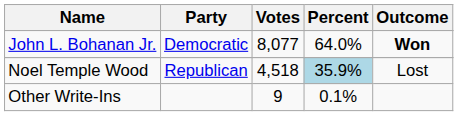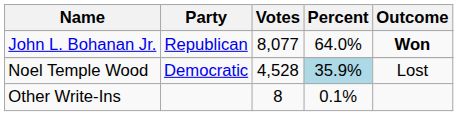(206, 44) Democratic -> (206, 44) Republican
(206, 70) Republican -> (206, 70) Democratic
(278, 70) 4,518 -> (278, 70) 4,528
(278, 96) 9 -> (278, 96) 8
